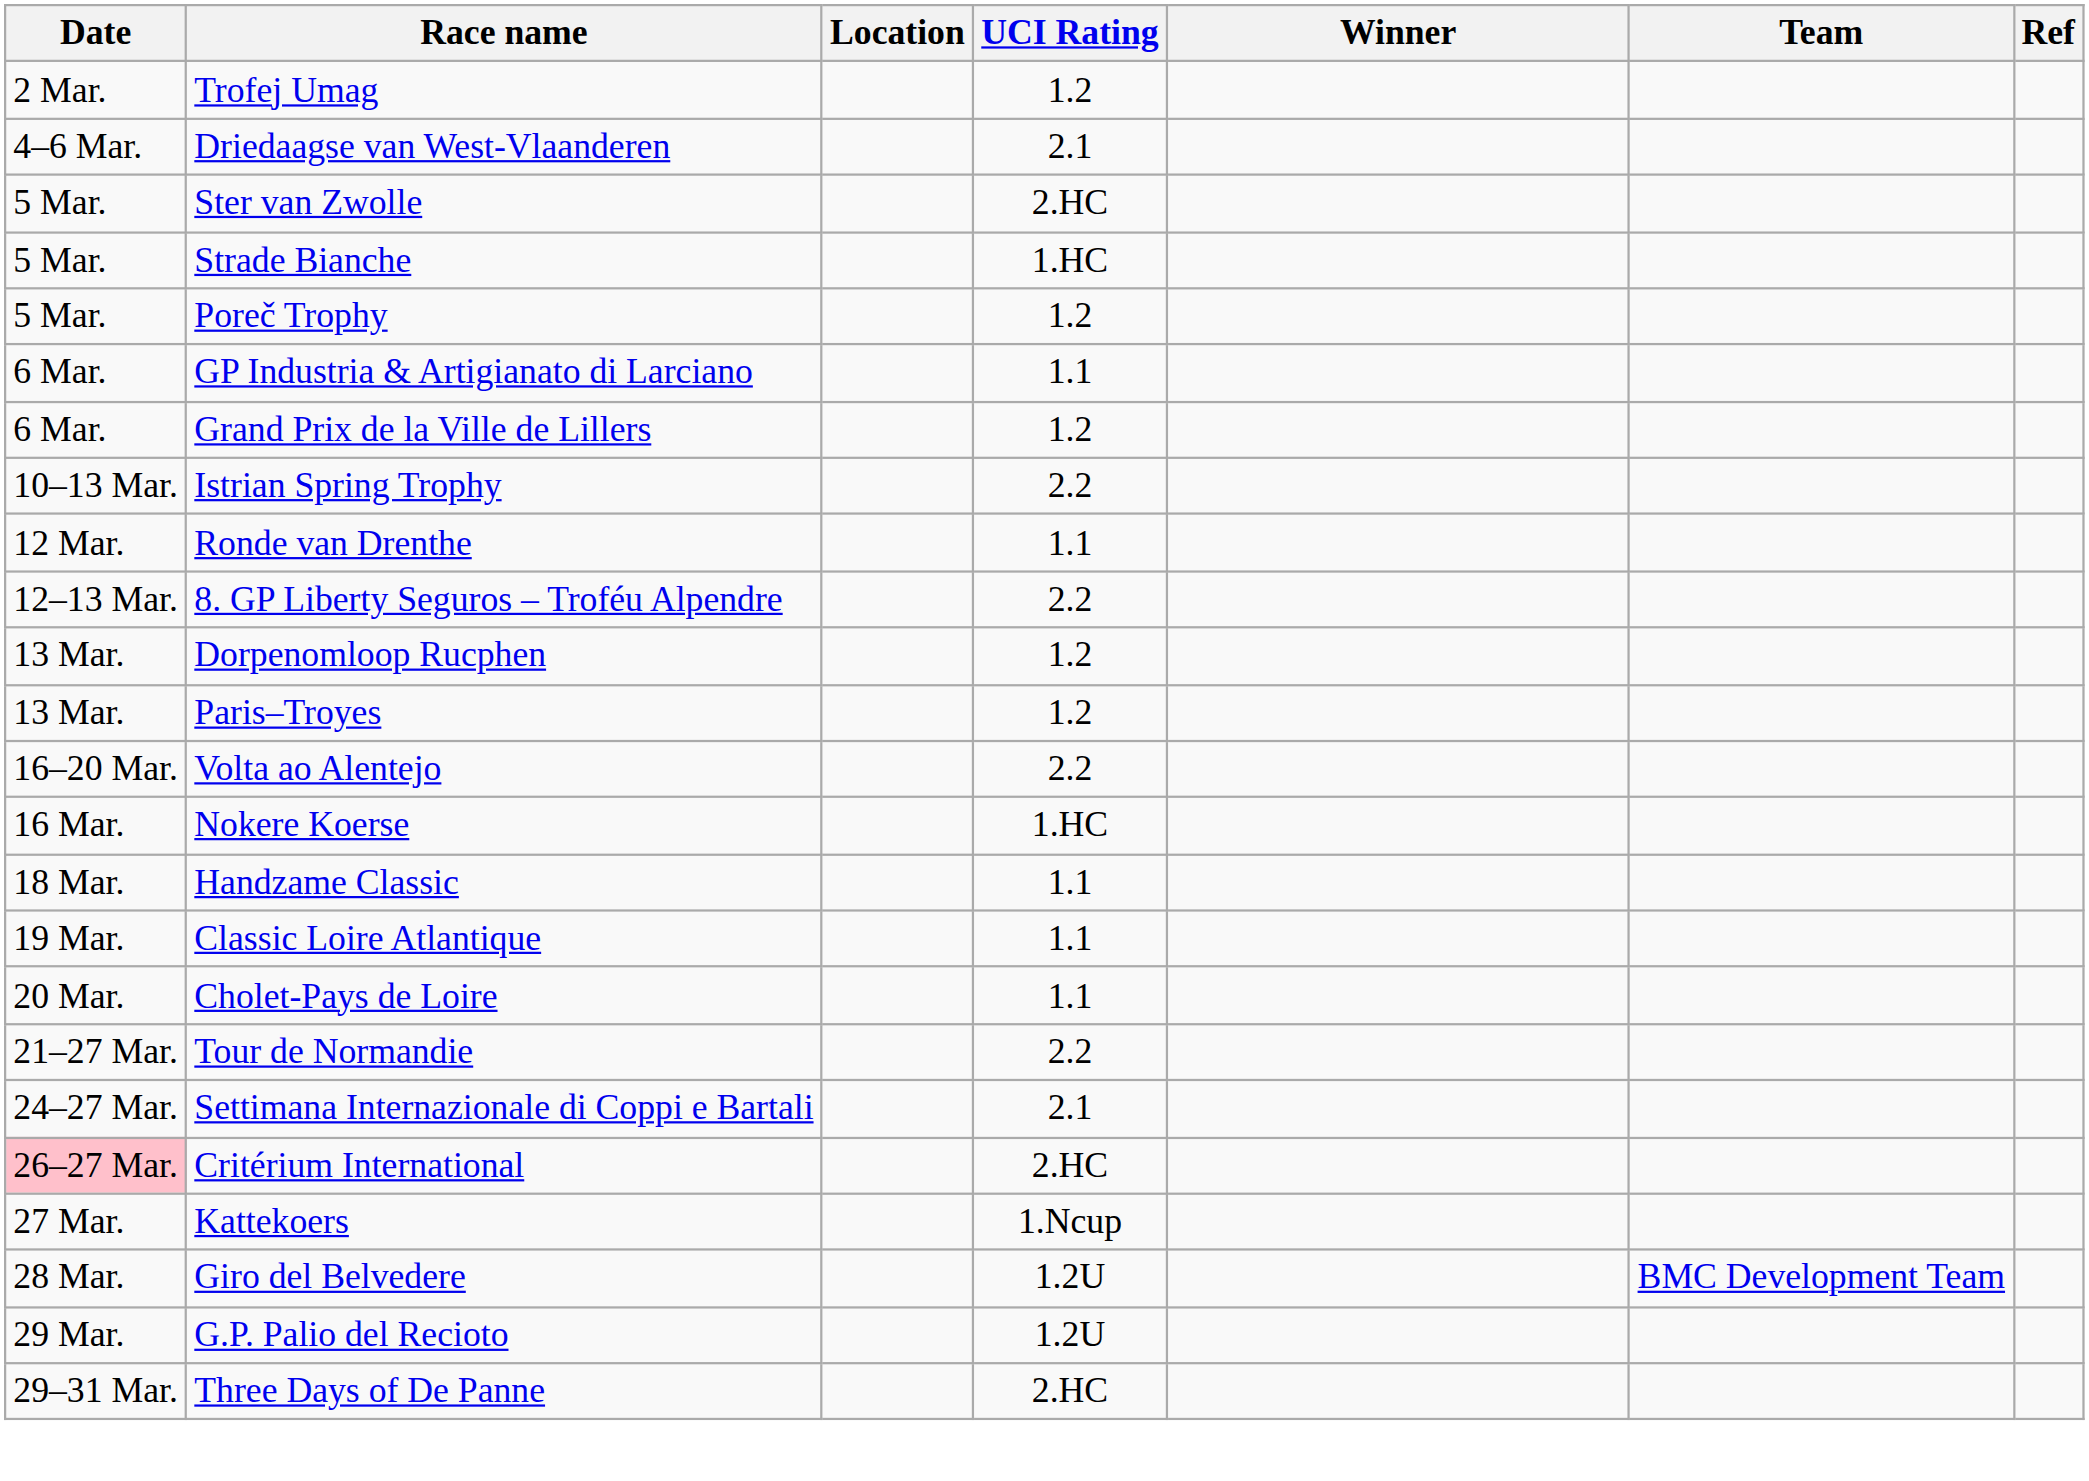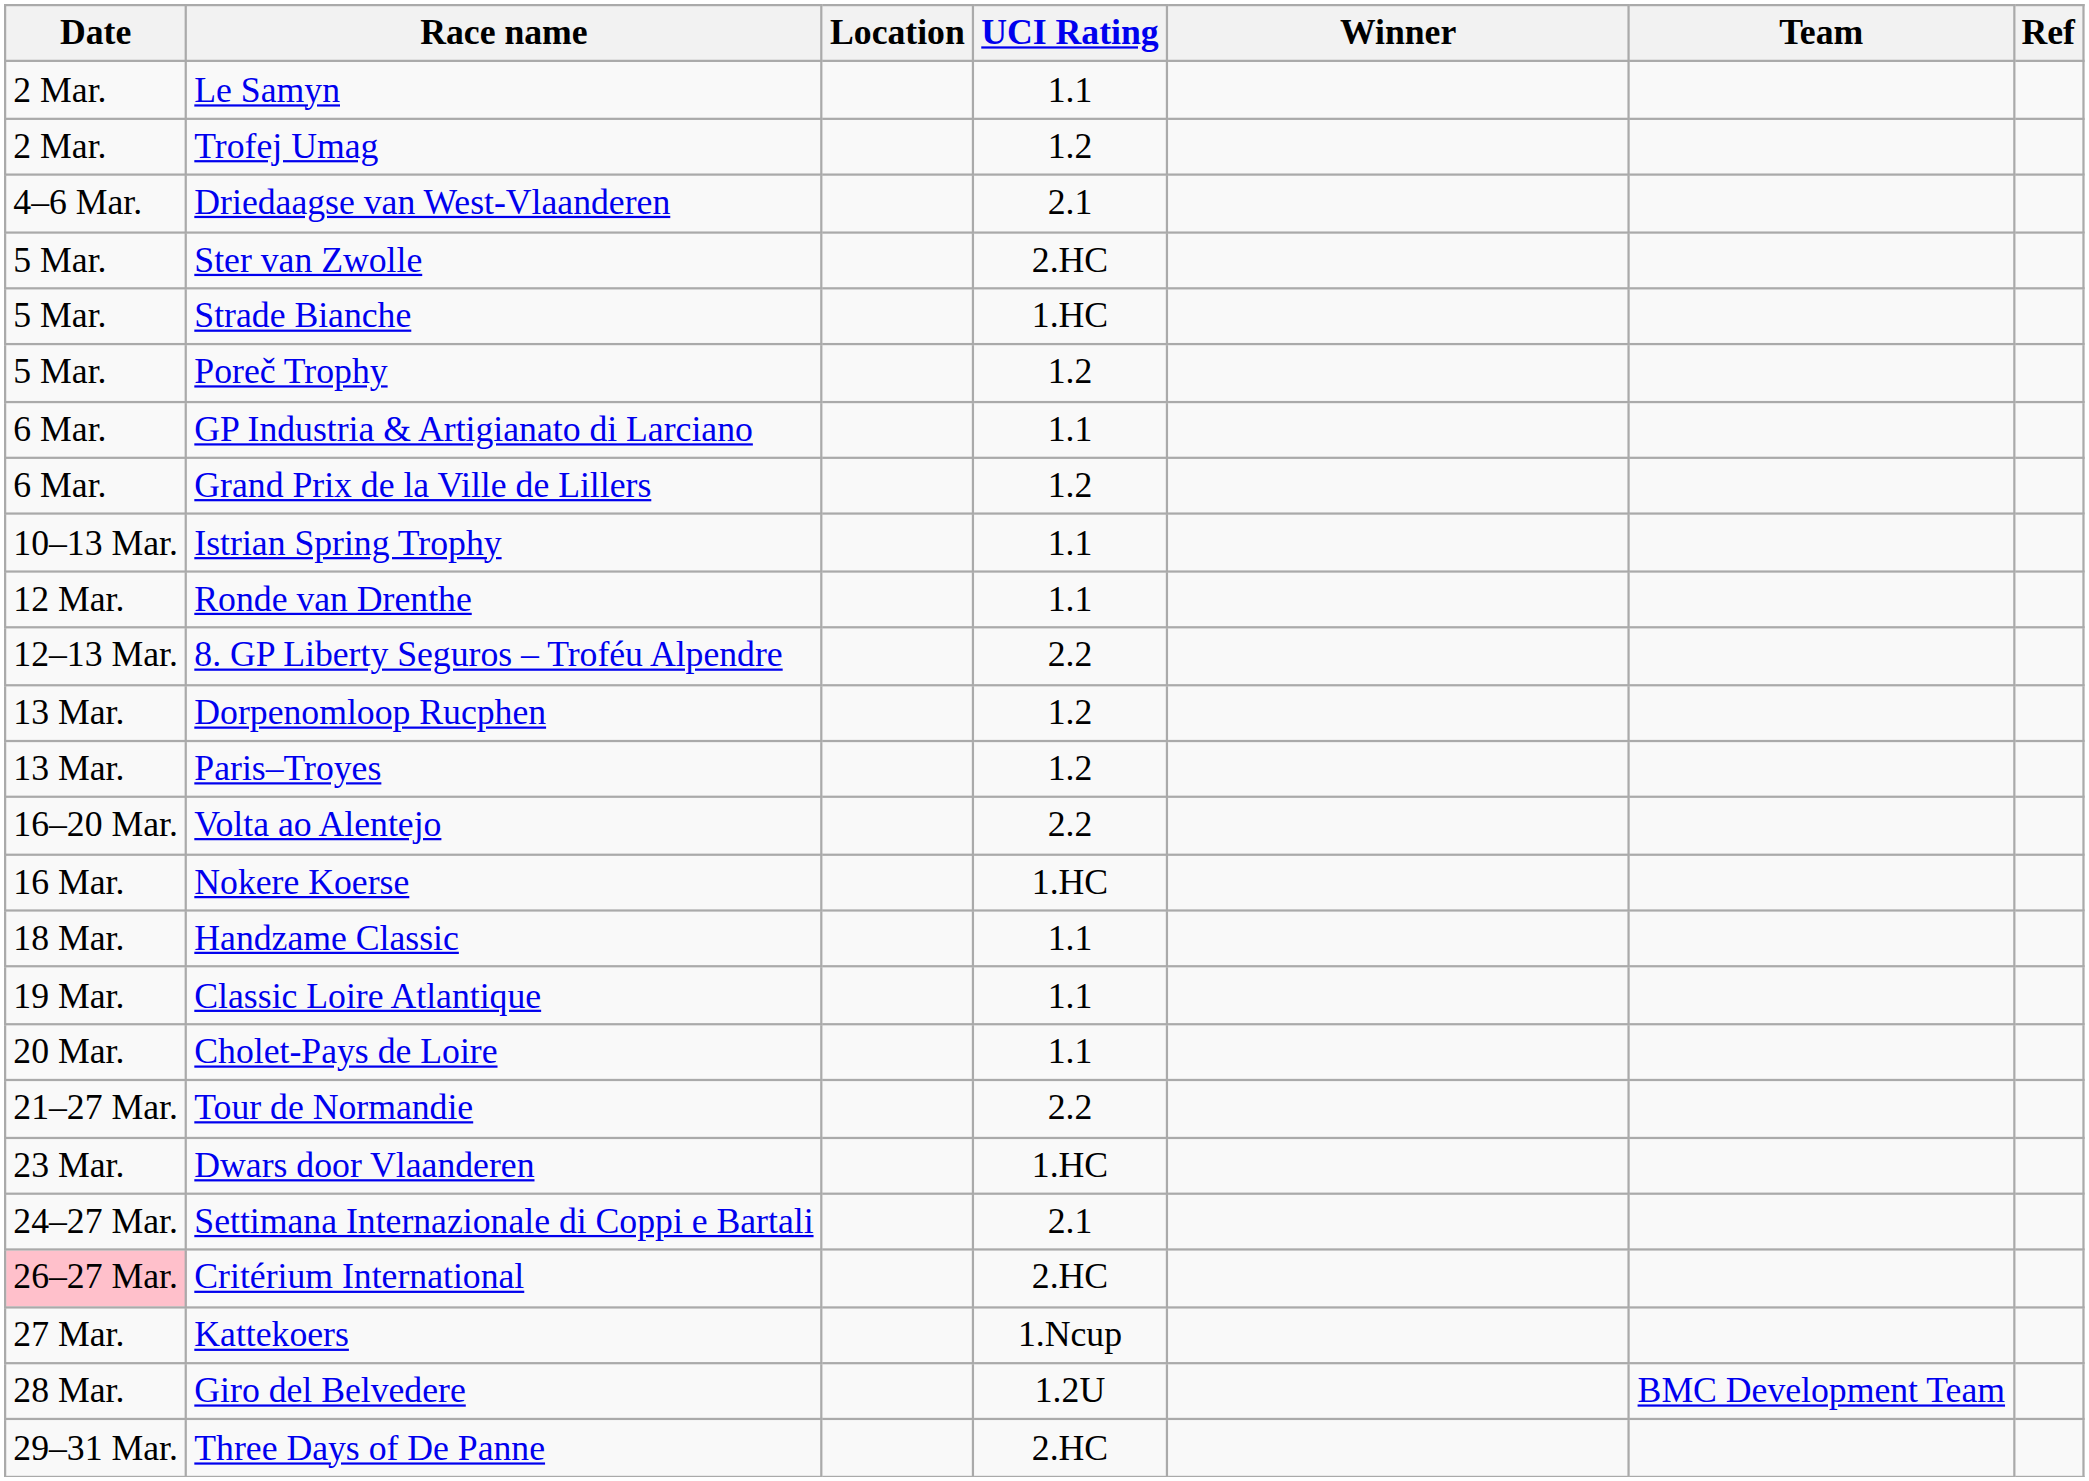+ row: (267, 89)
(1070, 485) 2.2 -> (1070, 542) 1.1
+ row: (364, 1164)
- row: (351, 1334)
